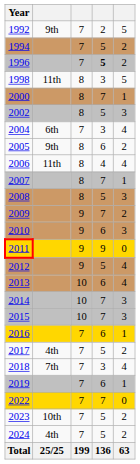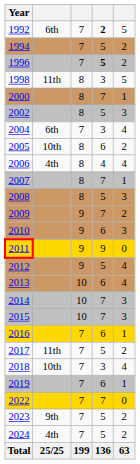(52, 29) 9th -> (52, 29) 6th
(103, 29) normal -> (103, 29) bold
(52, 146) 9th -> (52, 146) 10th
(52, 163) 11th -> (52, 163) 4th
(52, 350) 4th -> (52, 350) 11th
(52, 367) 7th -> (52, 367) 10th
(52, 417) 10th -> (52, 417) 9th
